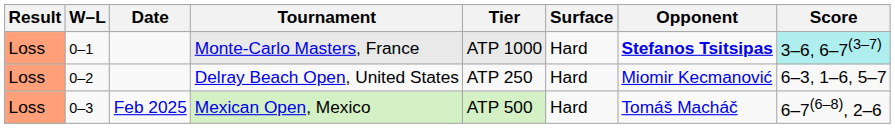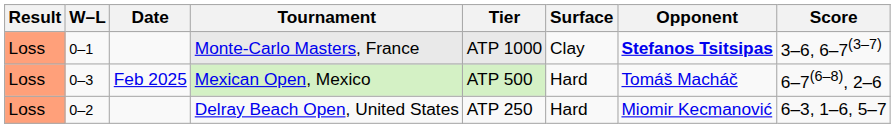(569, 47) Hard -> (567, 47) Clay
(831, 47) paleturquoise background -> (831, 47) no background
rows swapped: (327, 77) <-> (283, 107)
